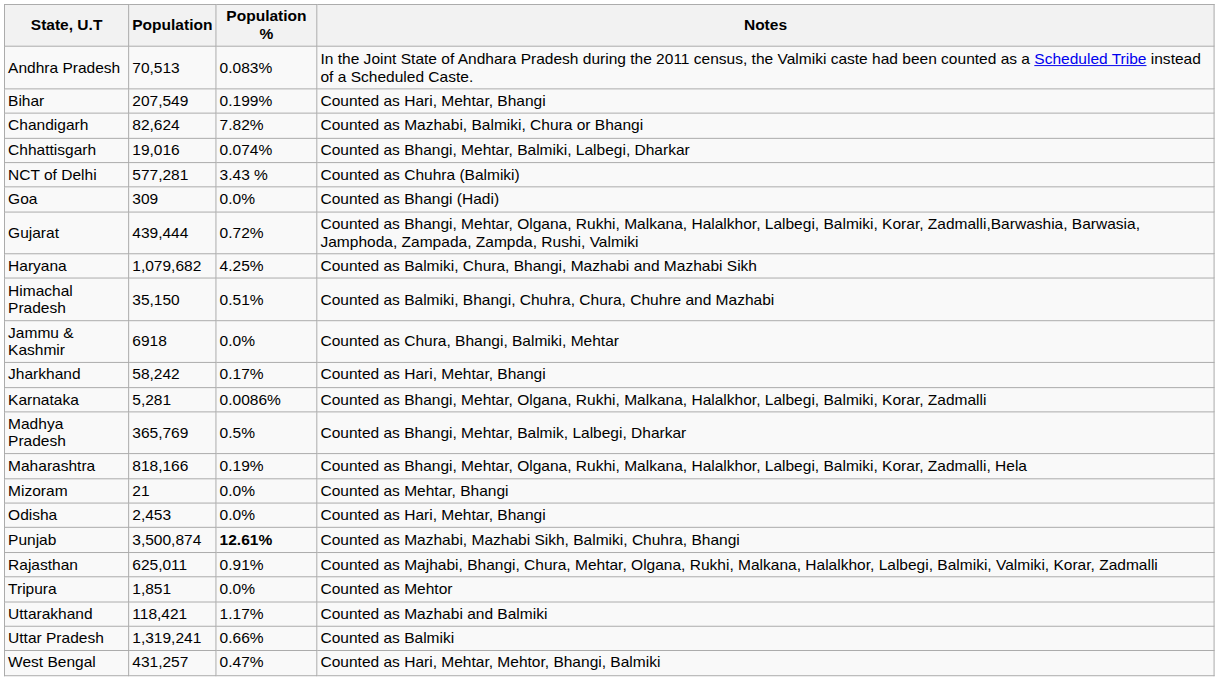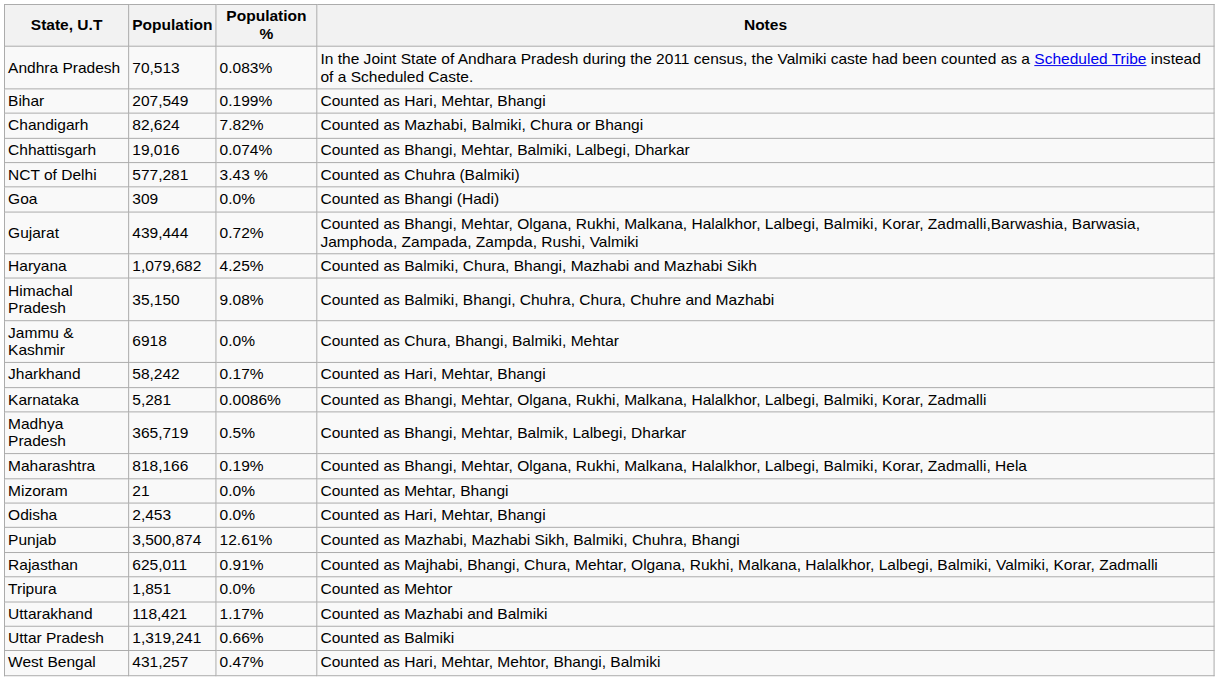(242, 299) 0.51% -> (242, 299) 9.08%
(160, 432) 365,769 -> (160, 432) 365,719
(246, 540) bold -> (246, 540) normal
